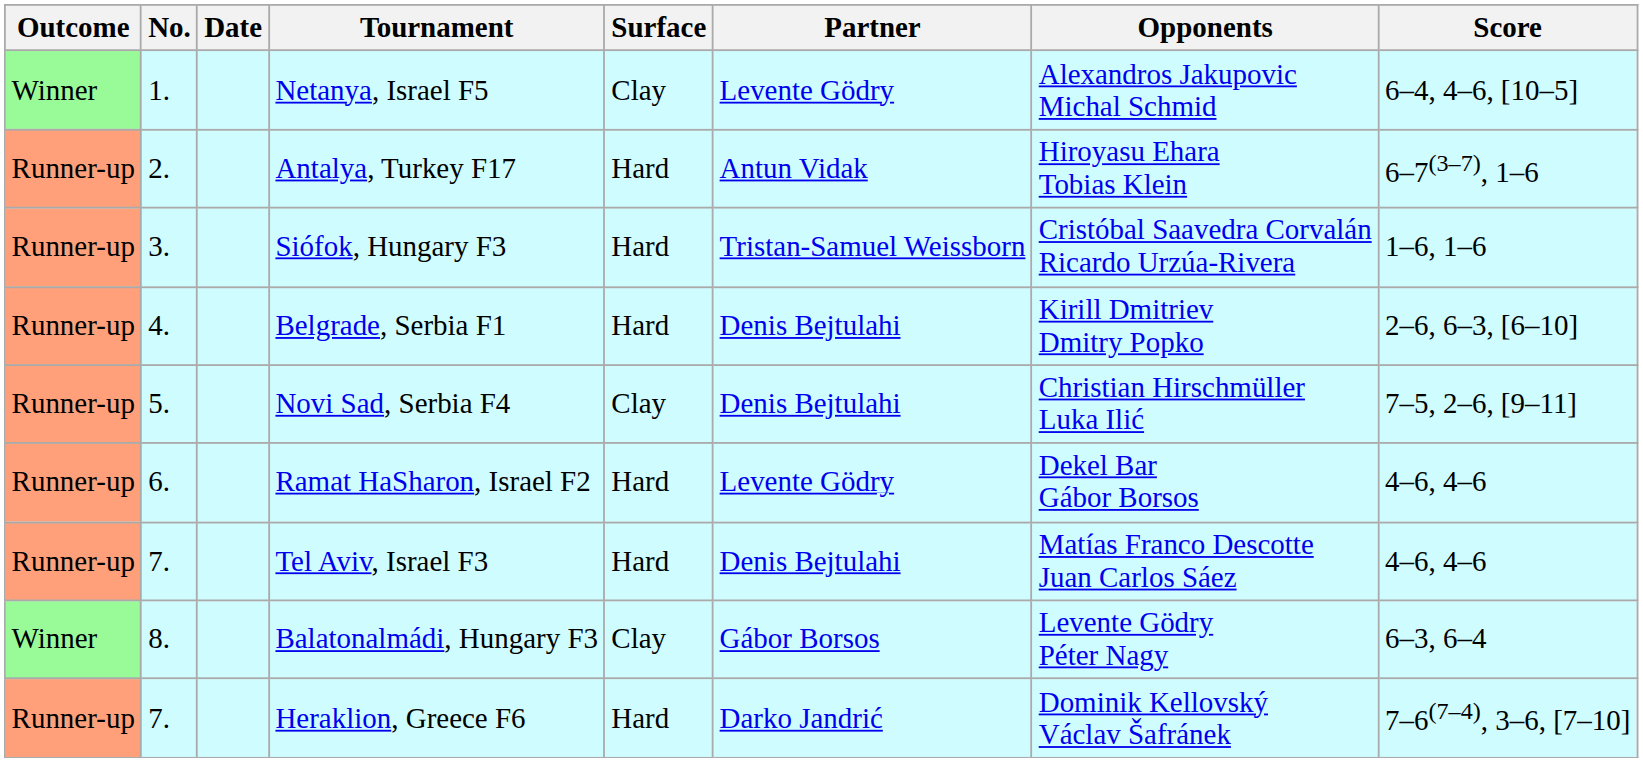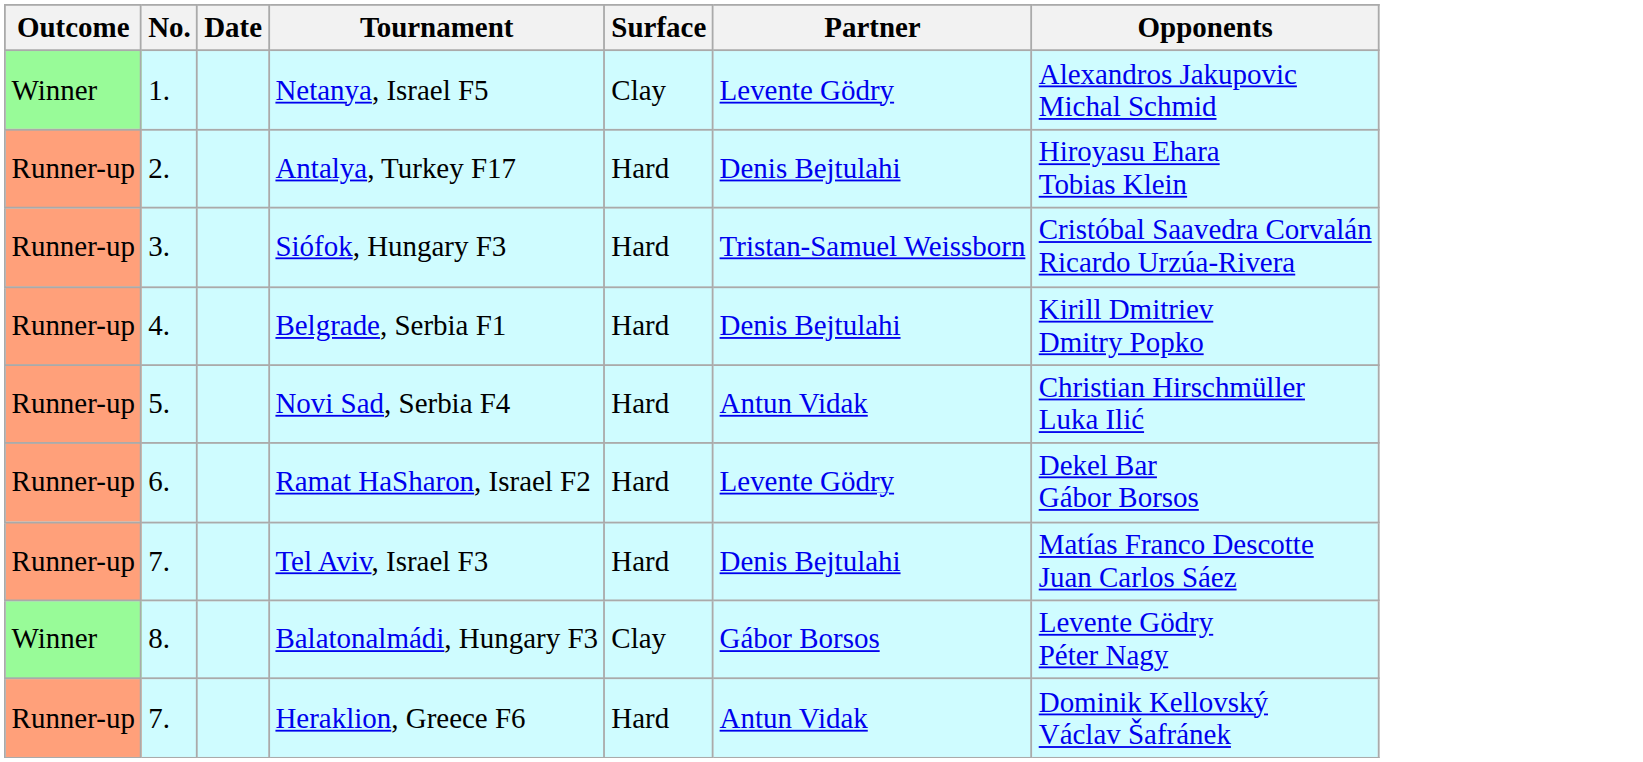- column: (1508, 27)
(794, 168) Antun Vidak -> (810, 168) Denis Bejtulahi
(639, 403) Clay -> (640, 403) Hard
(810, 403) Denis Bejtulahi -> (794, 403) Antun Vidak
(801, 717) Darko Jandrić -> (794, 717) Antun Vidak
